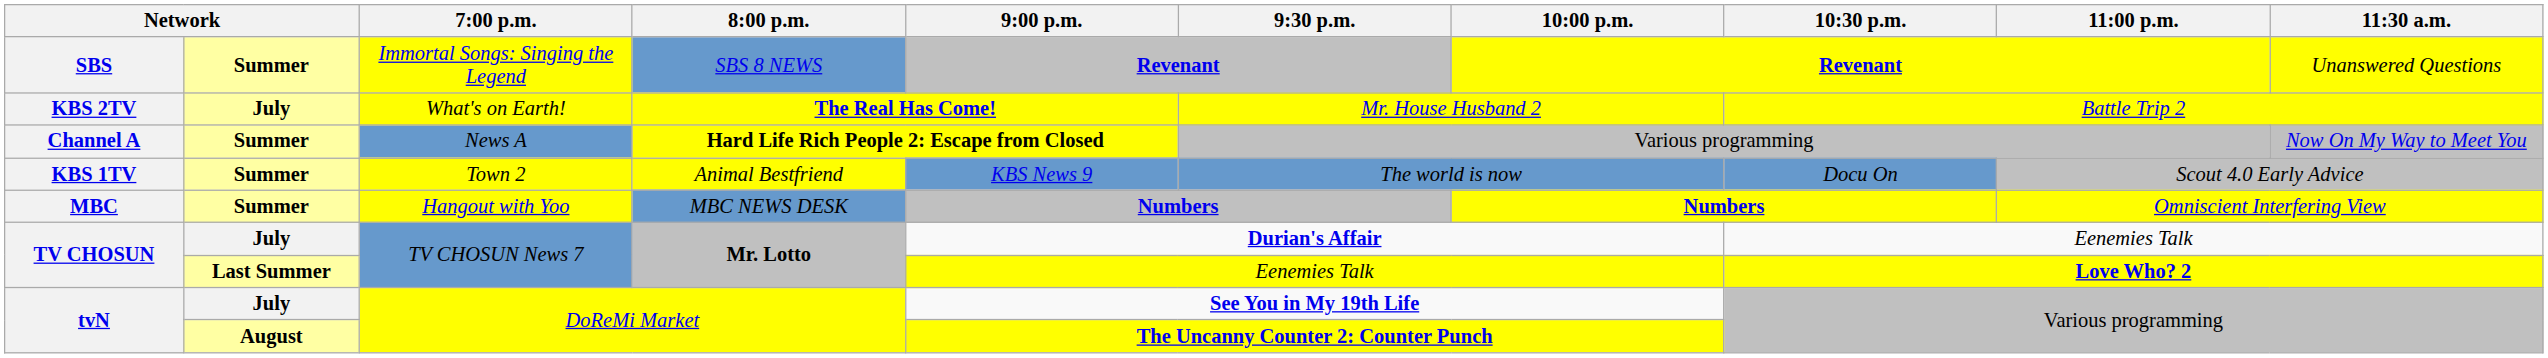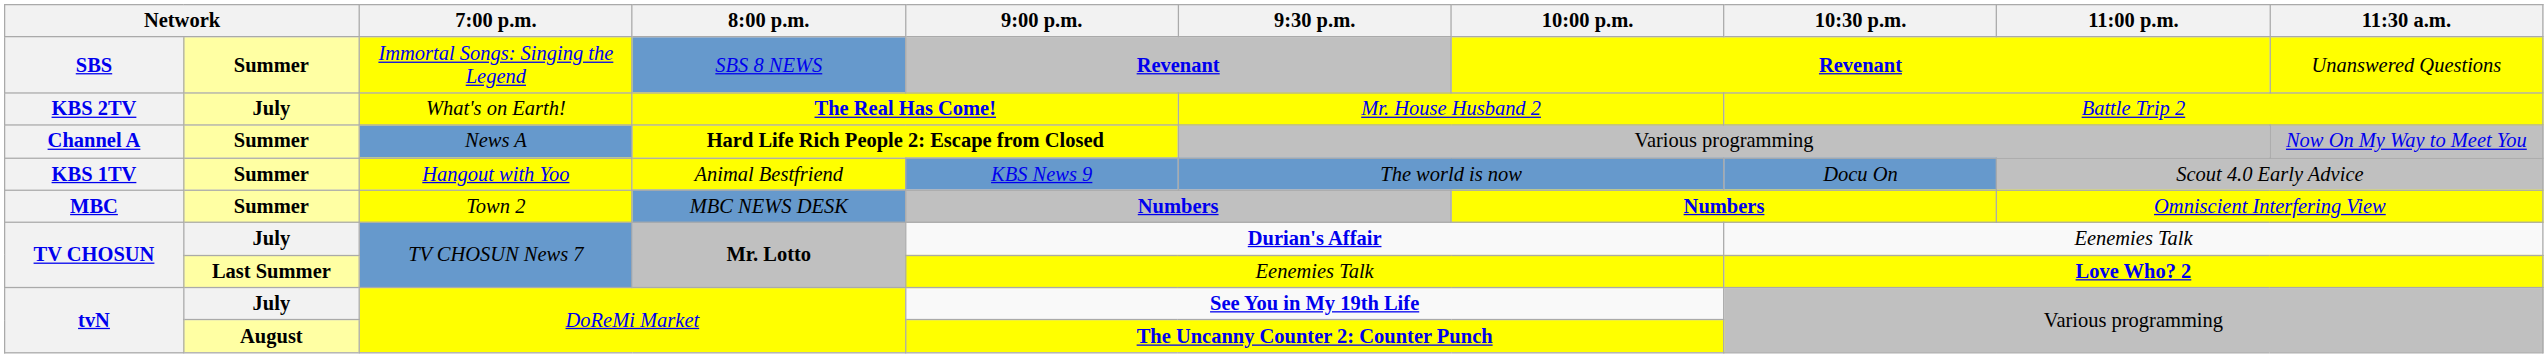(496, 173) Town 2 -> (496, 173) Hangout with Yoo
(496, 206) Hangout with Yoo -> (496, 206) Town 2
